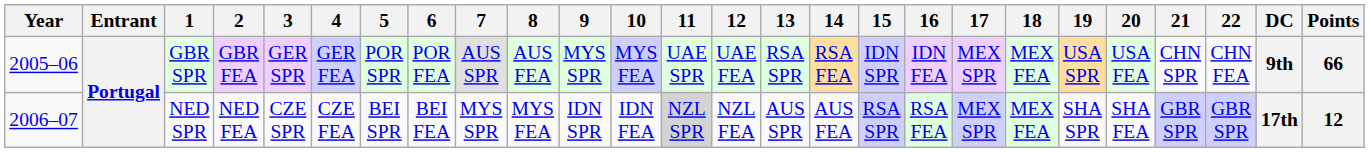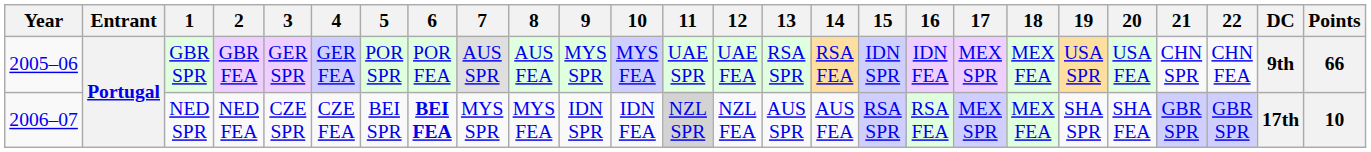(432, 119) normal -> (432, 119) bold
(1333, 119) 12 -> (1334, 119) 10
